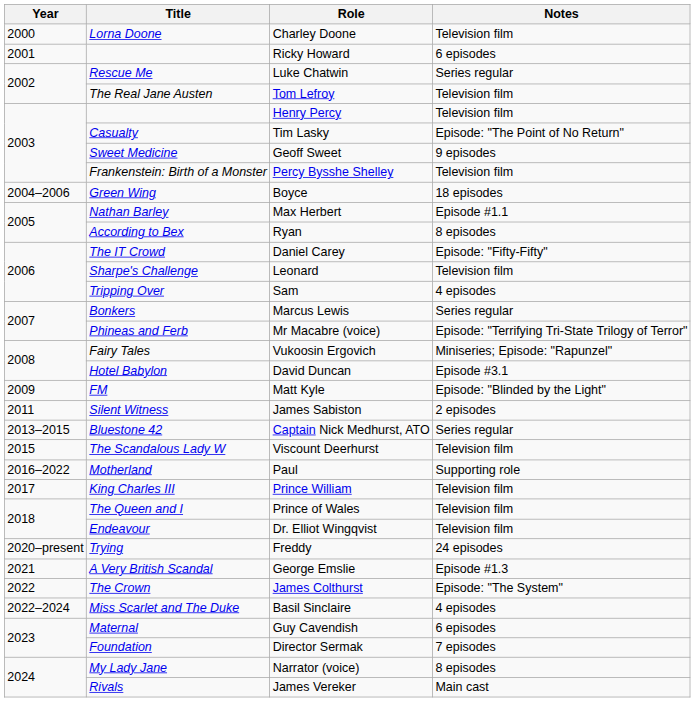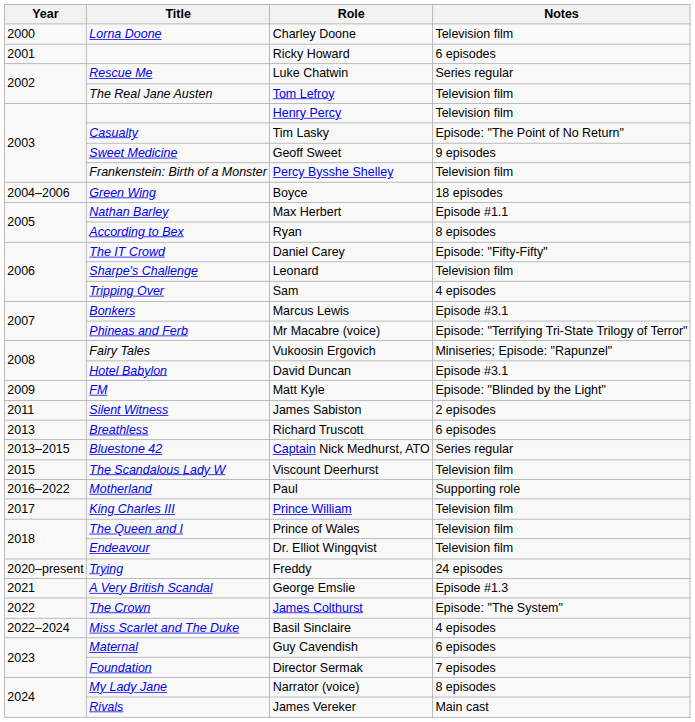(474, 311) Series regular -> (472, 311) Episode #3.1
+ row: (318, 430)
